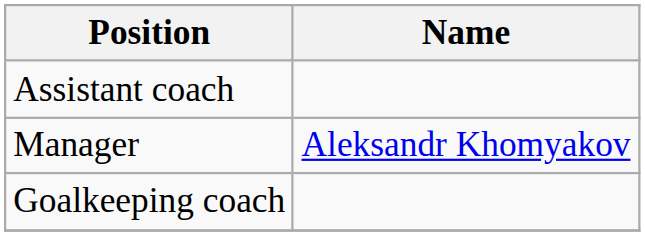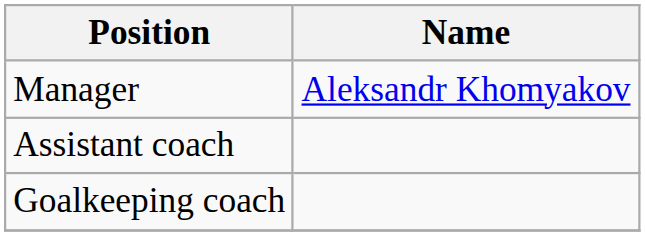rows swapped: (76, 144) <-> (124, 88)
